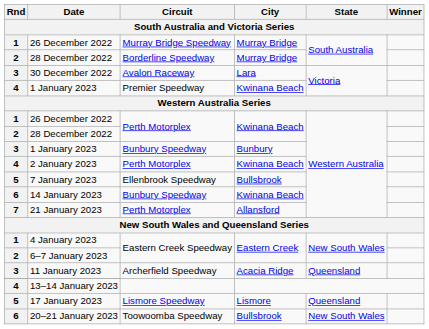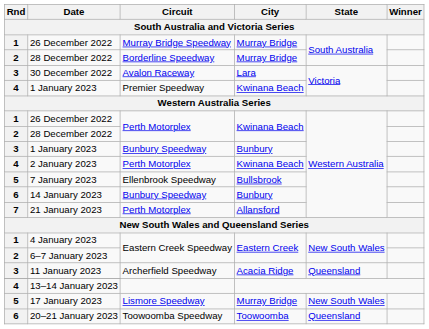(270, 194) Kwinana Beach -> (255, 194) Bunbury
(254, 301) Lismore -> (267, 301) Murray Bridge
(334, 301) Queensland -> (346, 301) New South Wales
(259, 316) Bullsbrook -> (263, 316) Toowoomba
(346, 316) New South Wales -> (334, 316) Queensland
